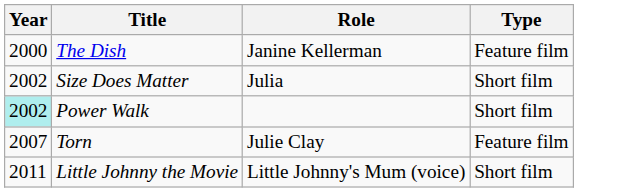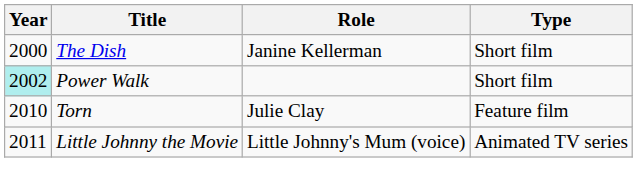(521, 50) Feature film -> (513, 50) Short film
- row: (122, 80)
(28, 141) 2007 -> (28, 111) 2010
(513, 171) Short film -> (551, 141) Animated TV series
